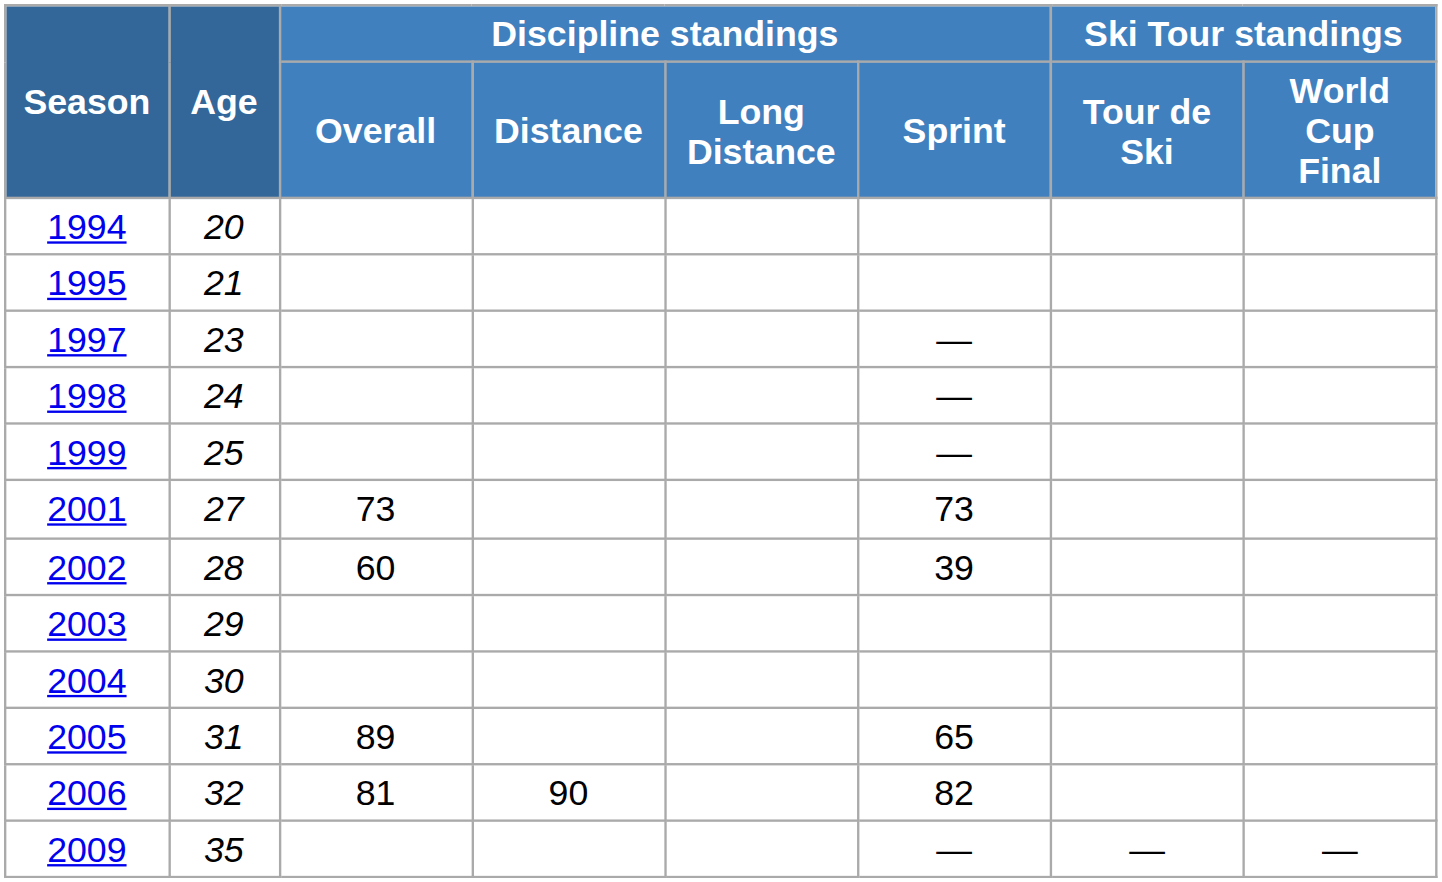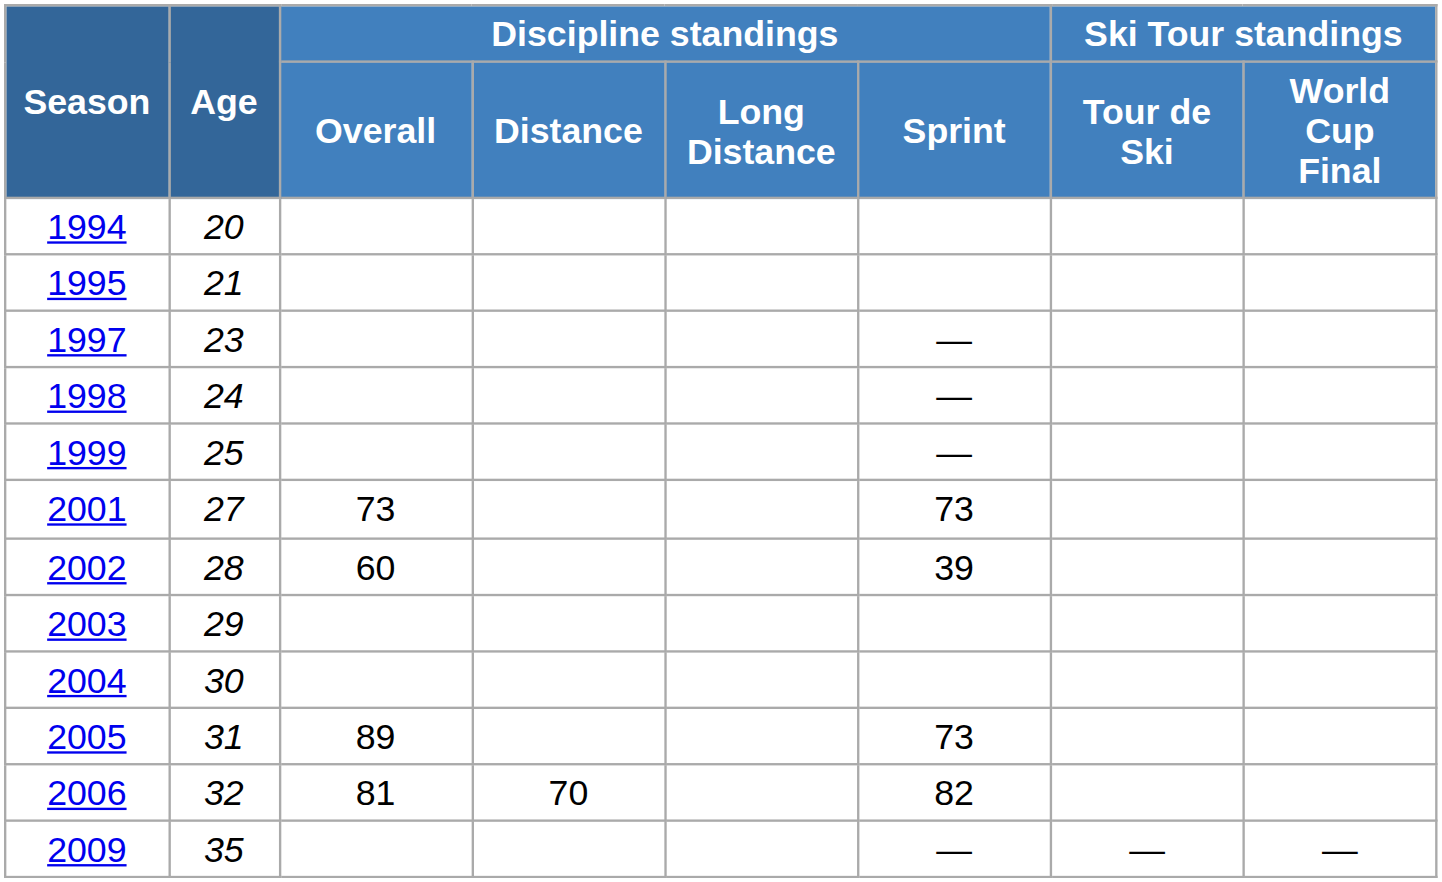(954, 736) 65 -> (954, 736) 73
(568, 792) 90 -> (568, 792) 70
